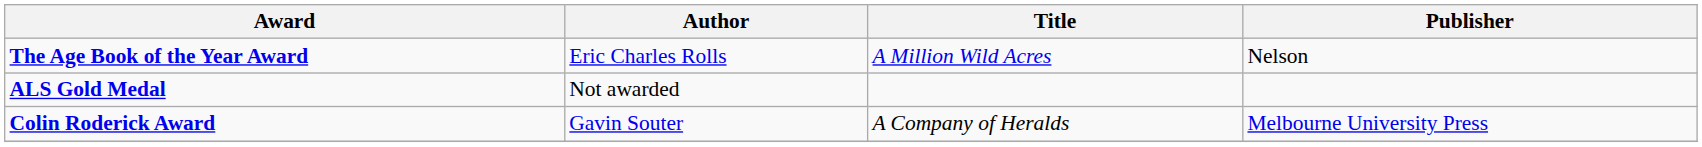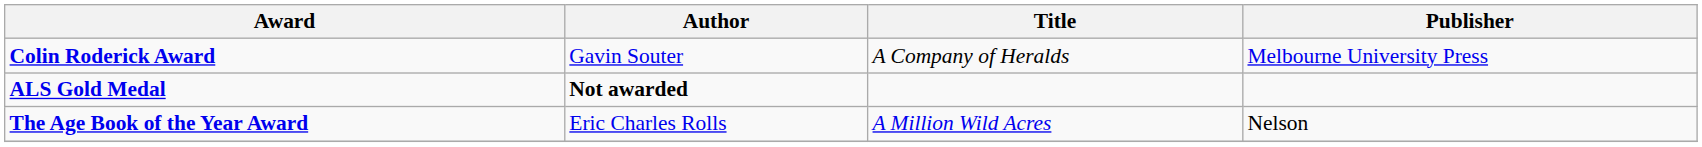rows swapped: (159, 55) <-> (112, 123)
(624, 89) normal -> (629, 89) bold
